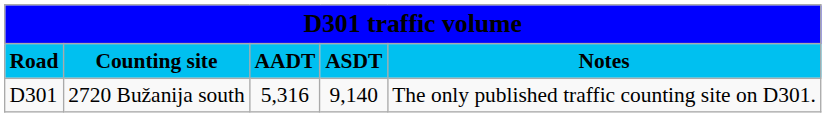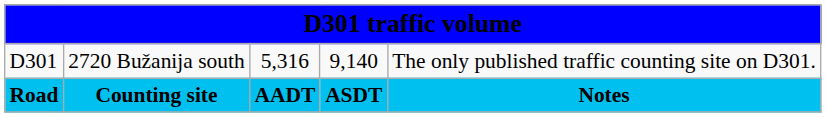rows swapped: (34, 60) <-> (33, 94)
